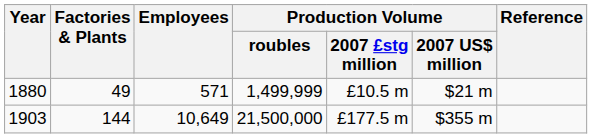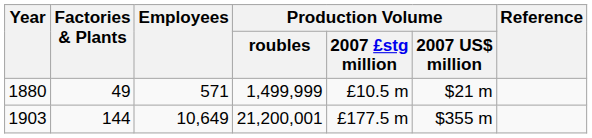(280, 118) 21,500,000 -> (280, 118) 21,200,001
